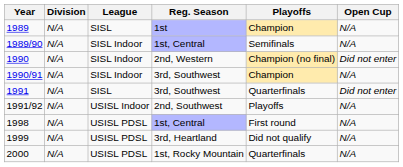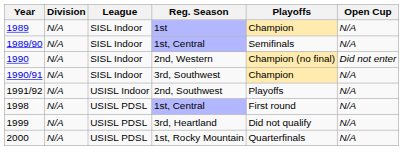(101, 28) SISL -> (116, 28) SISL Indoor
- row: (18, 91)
